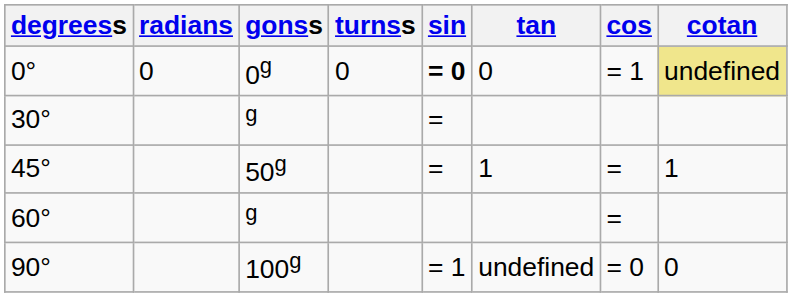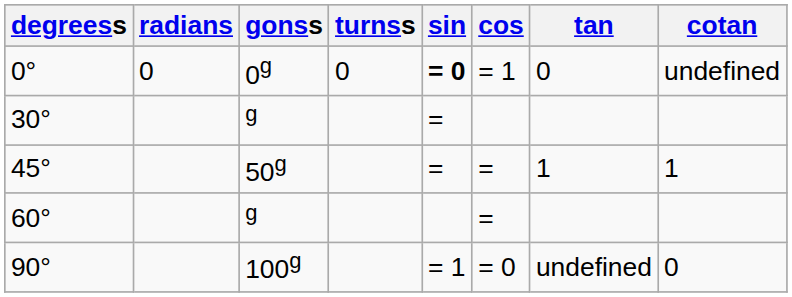columns swapped: (629, 25) <-> (536, 25)
(722, 70) khaki background -> (722, 70) no background
